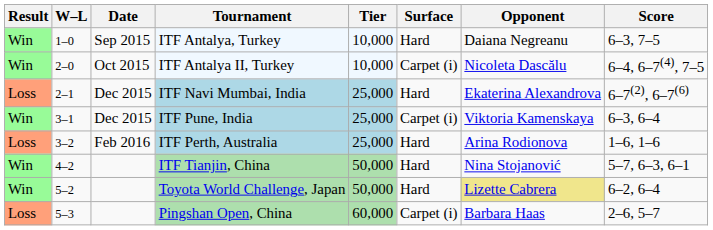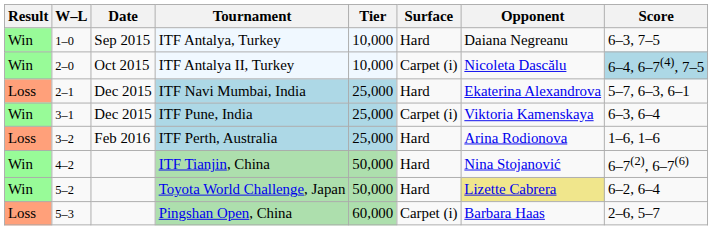(656, 65) no background -> (656, 65) lightblue background
(648, 93) 6–7(2), 6–7(6) -> (649, 91) 5–7, 6–3, 6–1
(649, 165) 5–7, 6–3, 6–1 -> (648, 163) 6–7(2), 6–7(6)
